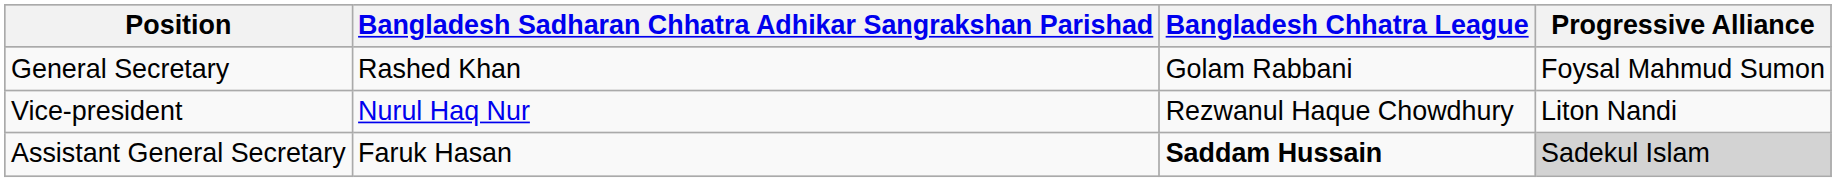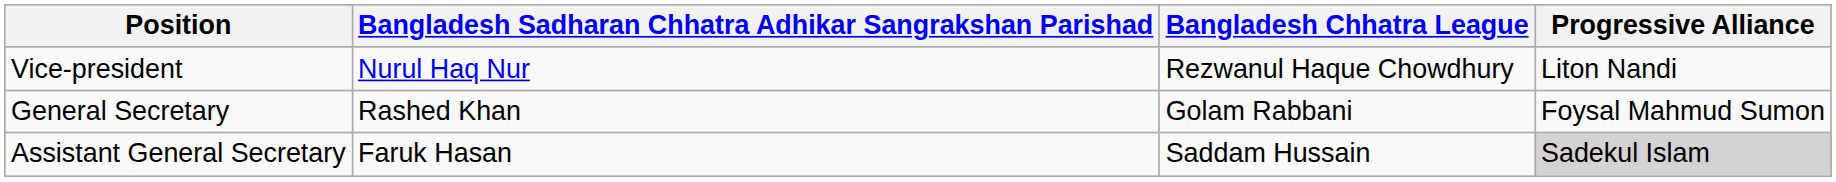rows swapped: (97, 111) <-> (120, 68)
(1274, 153) bold -> (1268, 153) normal
